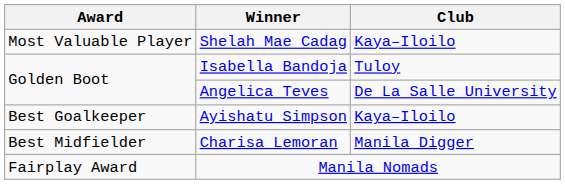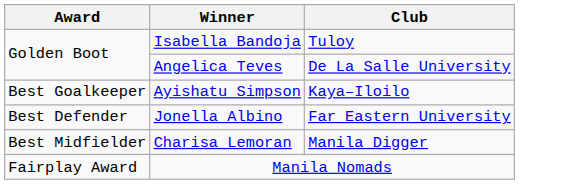- row: (273, 42)
+ row: (218, 117)
